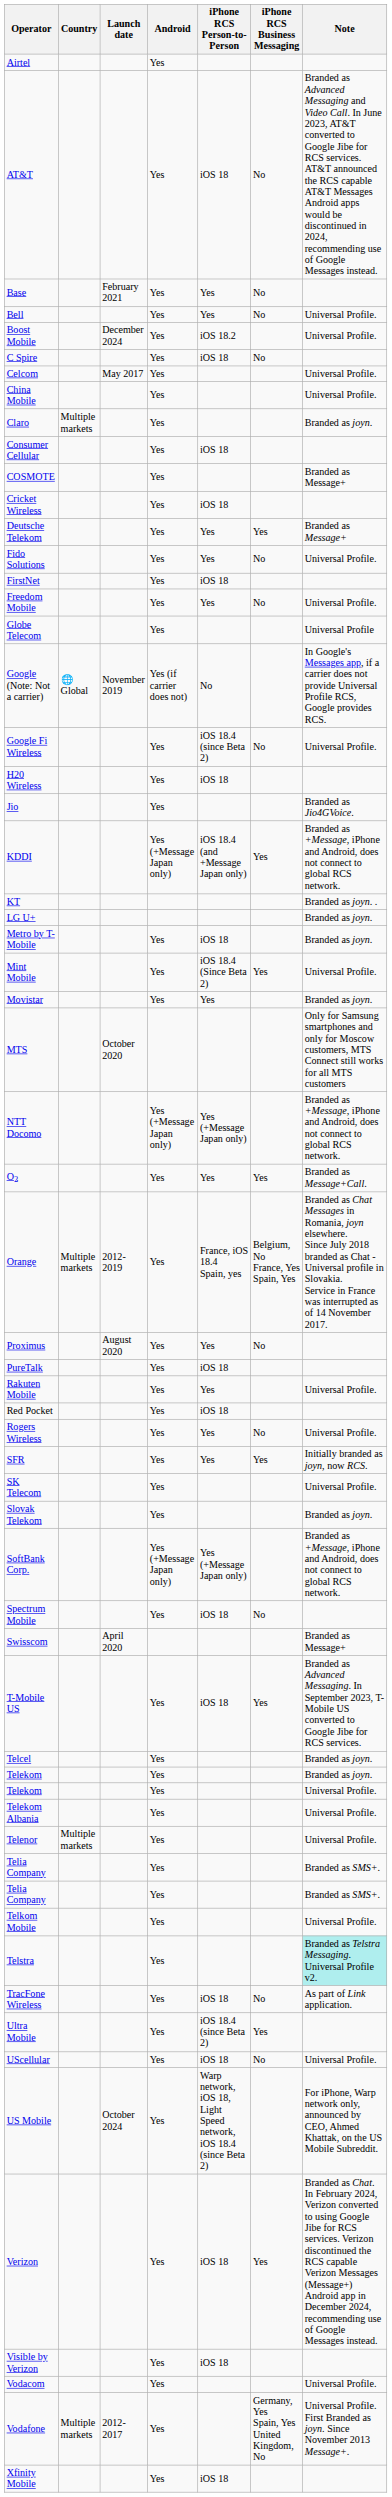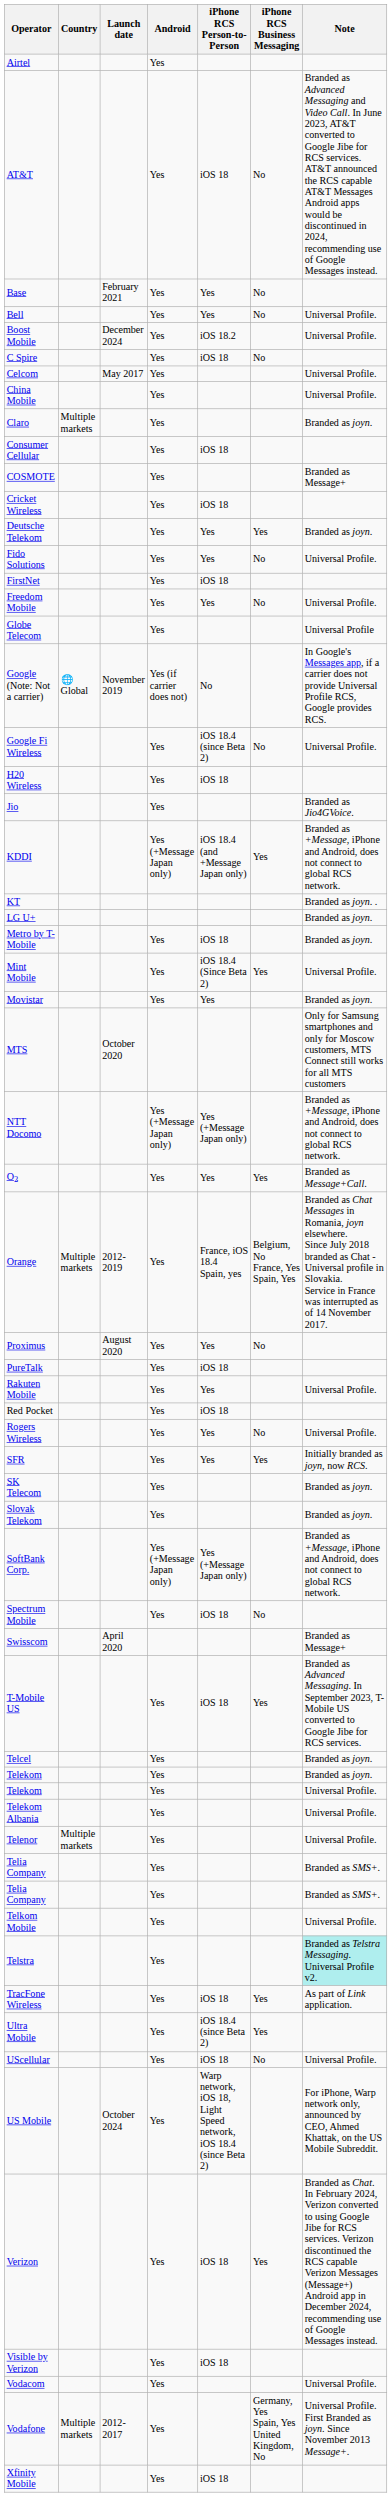(327, 532) Branded as Message+ -> (338, 532) Branded as joyn.
(341, 1487) Universal Profile. -> (338, 1487) Branded as joyn.
(259, 1999) No -> (260, 1999) Yes
